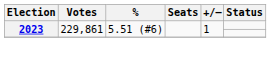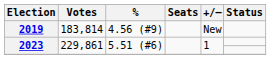+ row: (31, 29)
